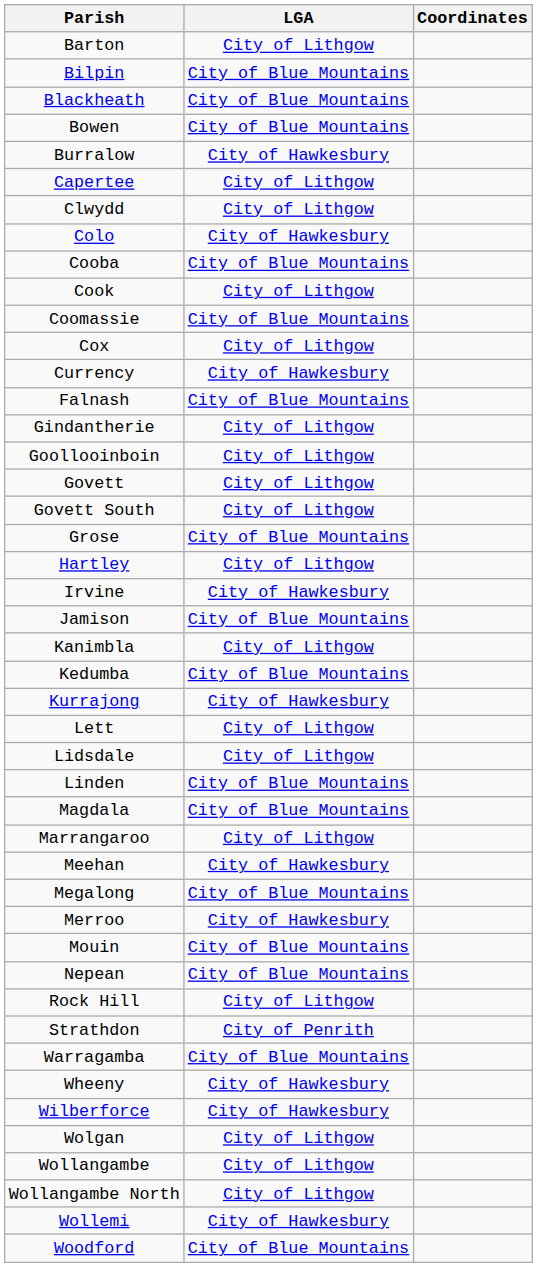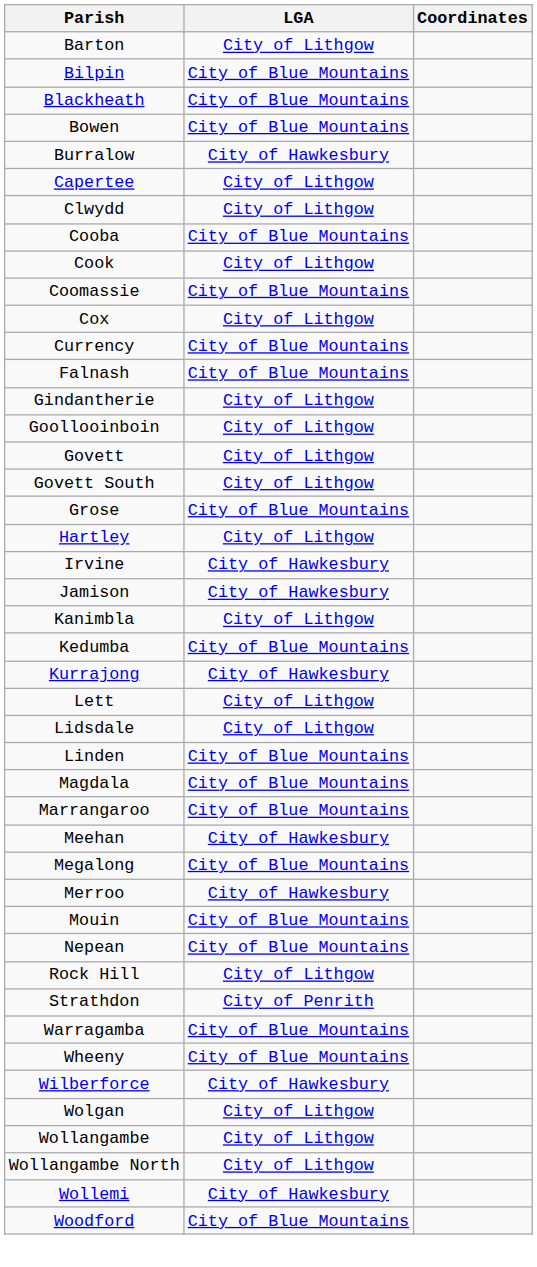- row: (94, 237)
(298, 374) City of Hawkesbury -> (298, 346) City of Blue Mountains
(298, 620) City of Blue Mountains -> (298, 592) City of Hawkesbury
(298, 838) City of Lithgow -> (298, 811) City of Blue Mountains
(298, 1084) City of Hawkesbury -> (298, 1057) City of Blue Mountains
